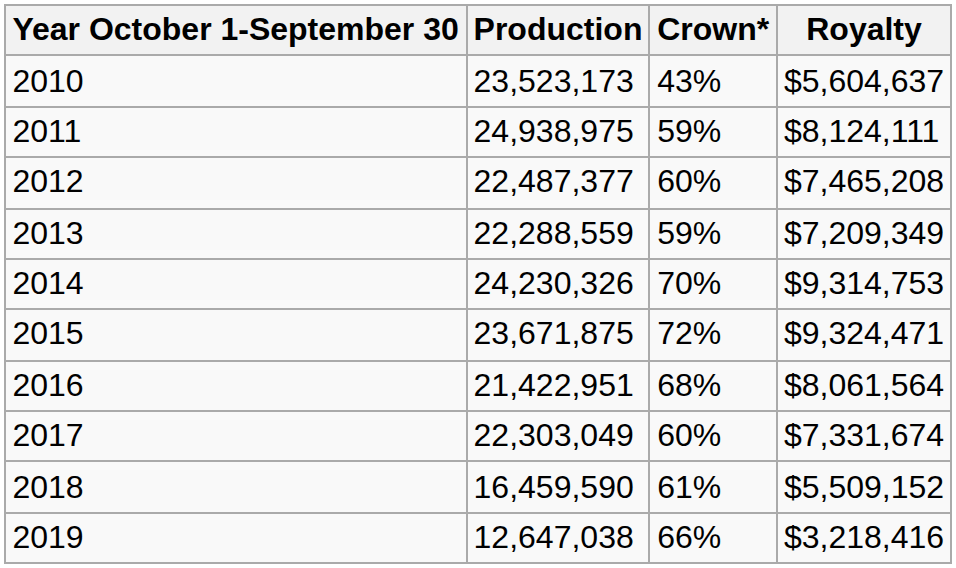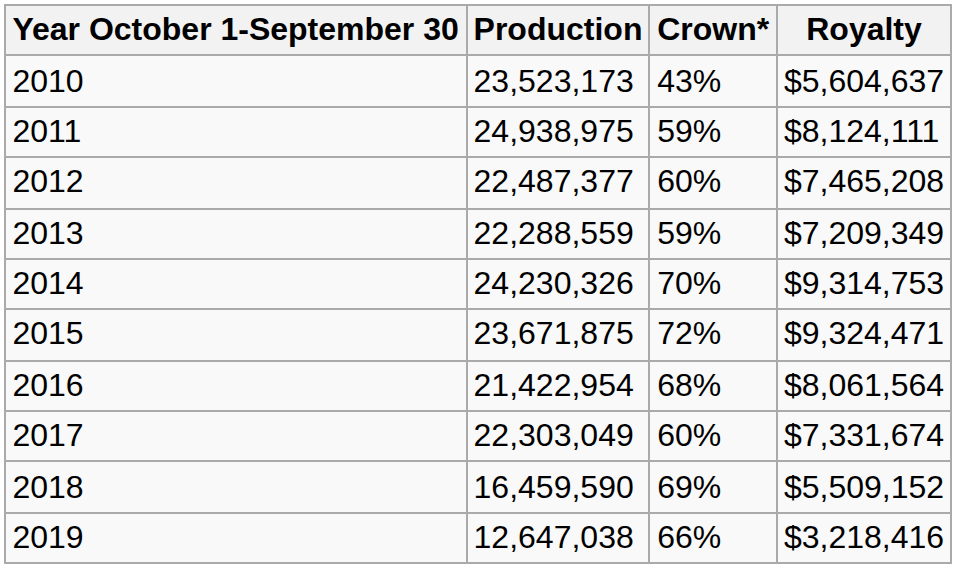(554, 385) 21,422,951 -> (554, 385) 21,422,954
(689, 486) 61% -> (689, 486) 69%
